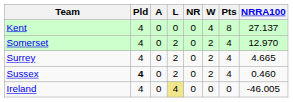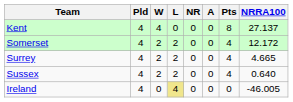columns swapped: (211, 12) <-> (159, 12)
(263, 43) 12.970 -> (263, 43) 12.172
(141, 74) bold -> (141, 74) normal
(263, 74) 0.460 -> (263, 74) 0.640
